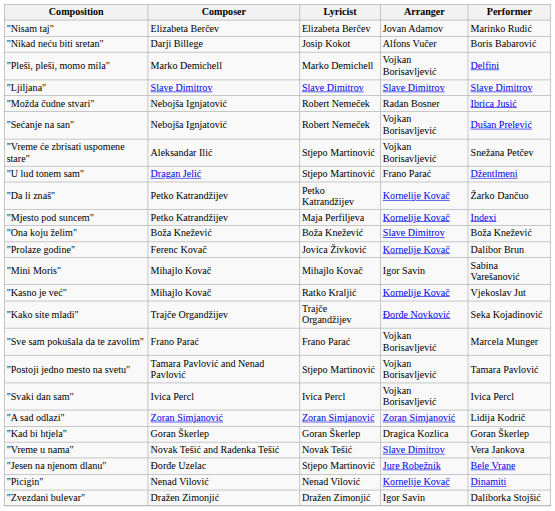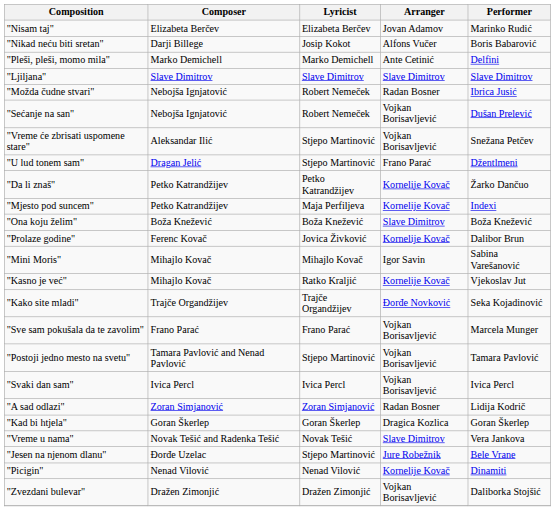(410, 66) Vojkan Borisavljević -> (408, 60) Ante Cetinić
(419, 418) Zoran Simjanović -> (411, 406) Radan Bosner
(404, 498) Igor Savin -> (410, 492) Vojkan Borisavljević
